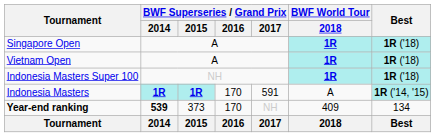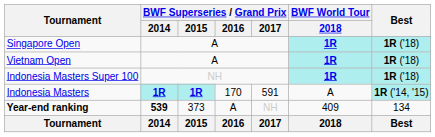(233, 108) 170 -> (233, 108) A
